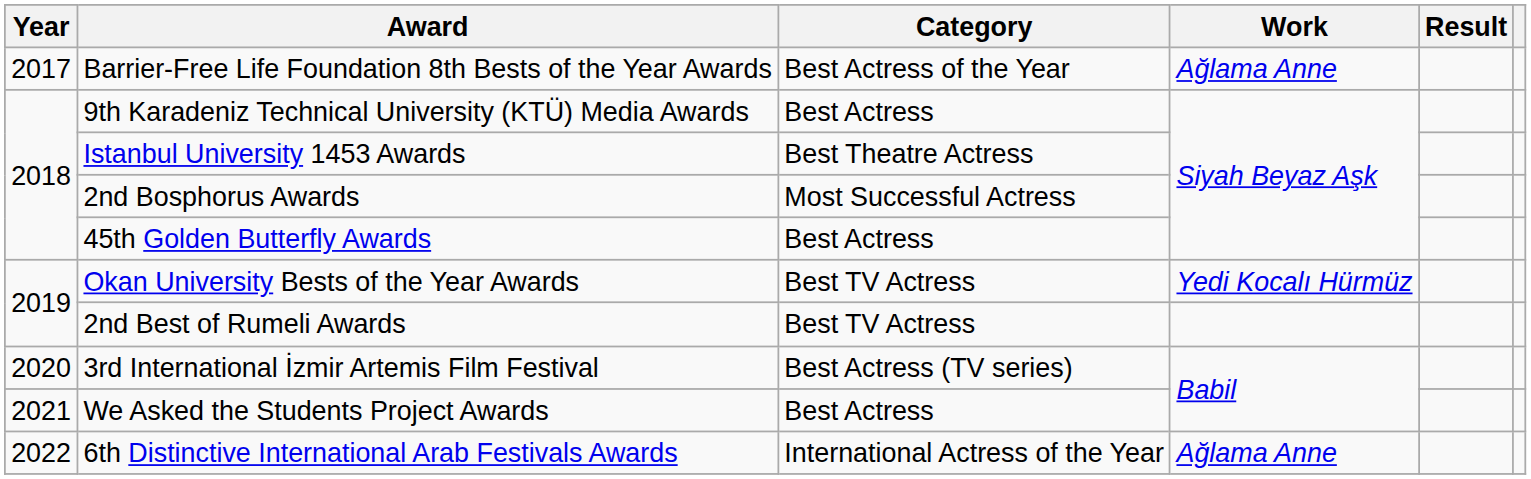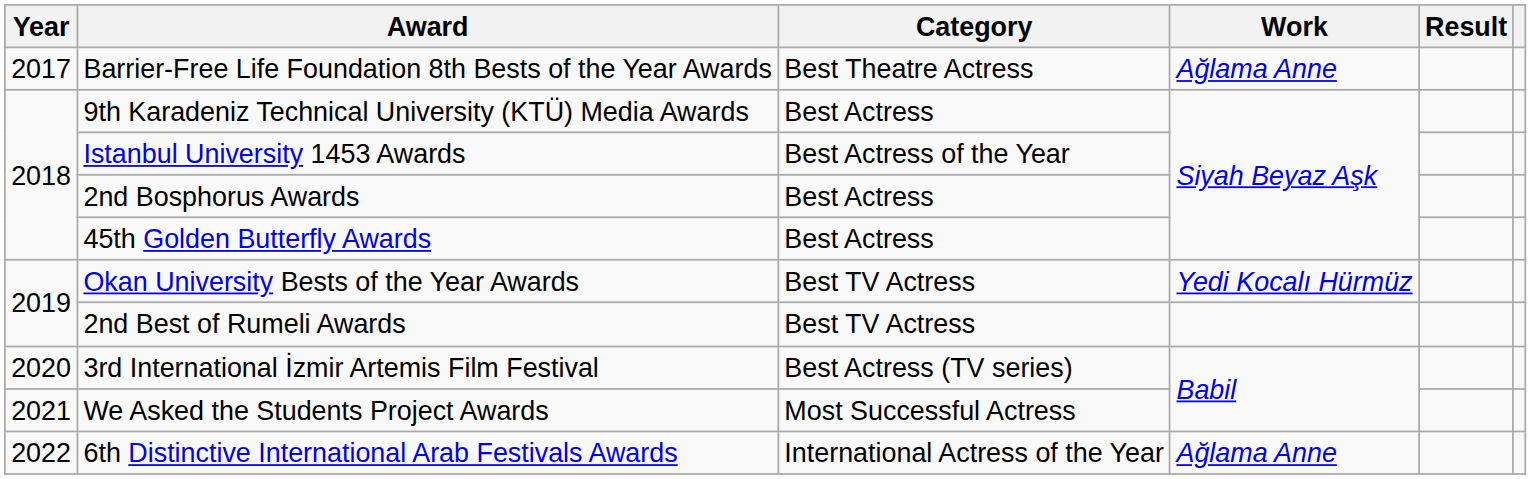(927, 69) Best Actress of the Year -> (909, 69) Best Theatre Actress
(909, 154) Best Theatre Actress -> (927, 154) Best Actress of the Year
(930, 197) Most Successful Actress -> (859, 197) Best Actress
(859, 410) Best Actress -> (930, 410) Most Successful Actress
